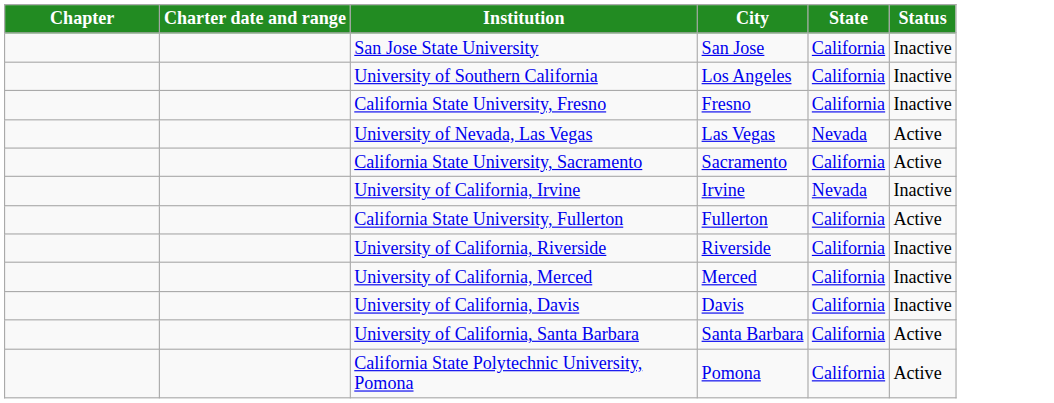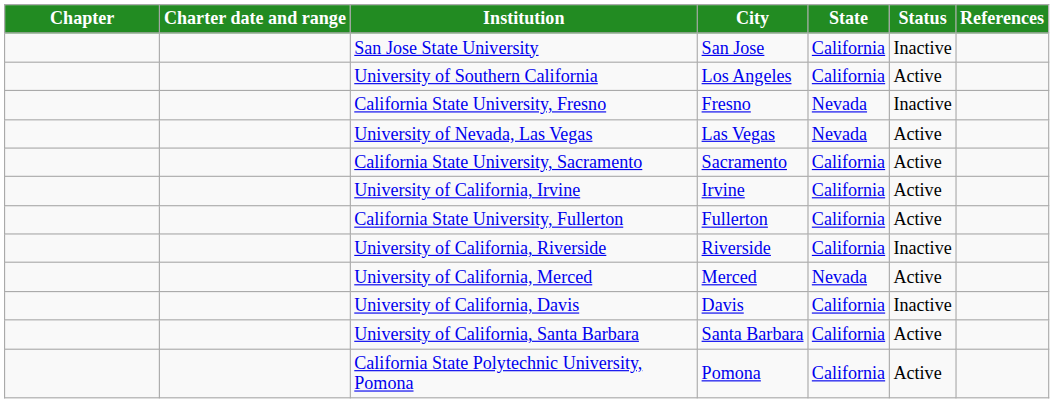+ column: (1002, 18)
(923, 76) Inactive -> (918, 76) Active
(848, 104) California -> (839, 104) Nevada
(839, 190) Nevada -> (848, 190) California
(923, 190) Inactive -> (918, 190) Active
(848, 276) California -> (839, 276) Nevada
(923, 276) Inactive -> (918, 276) Active
